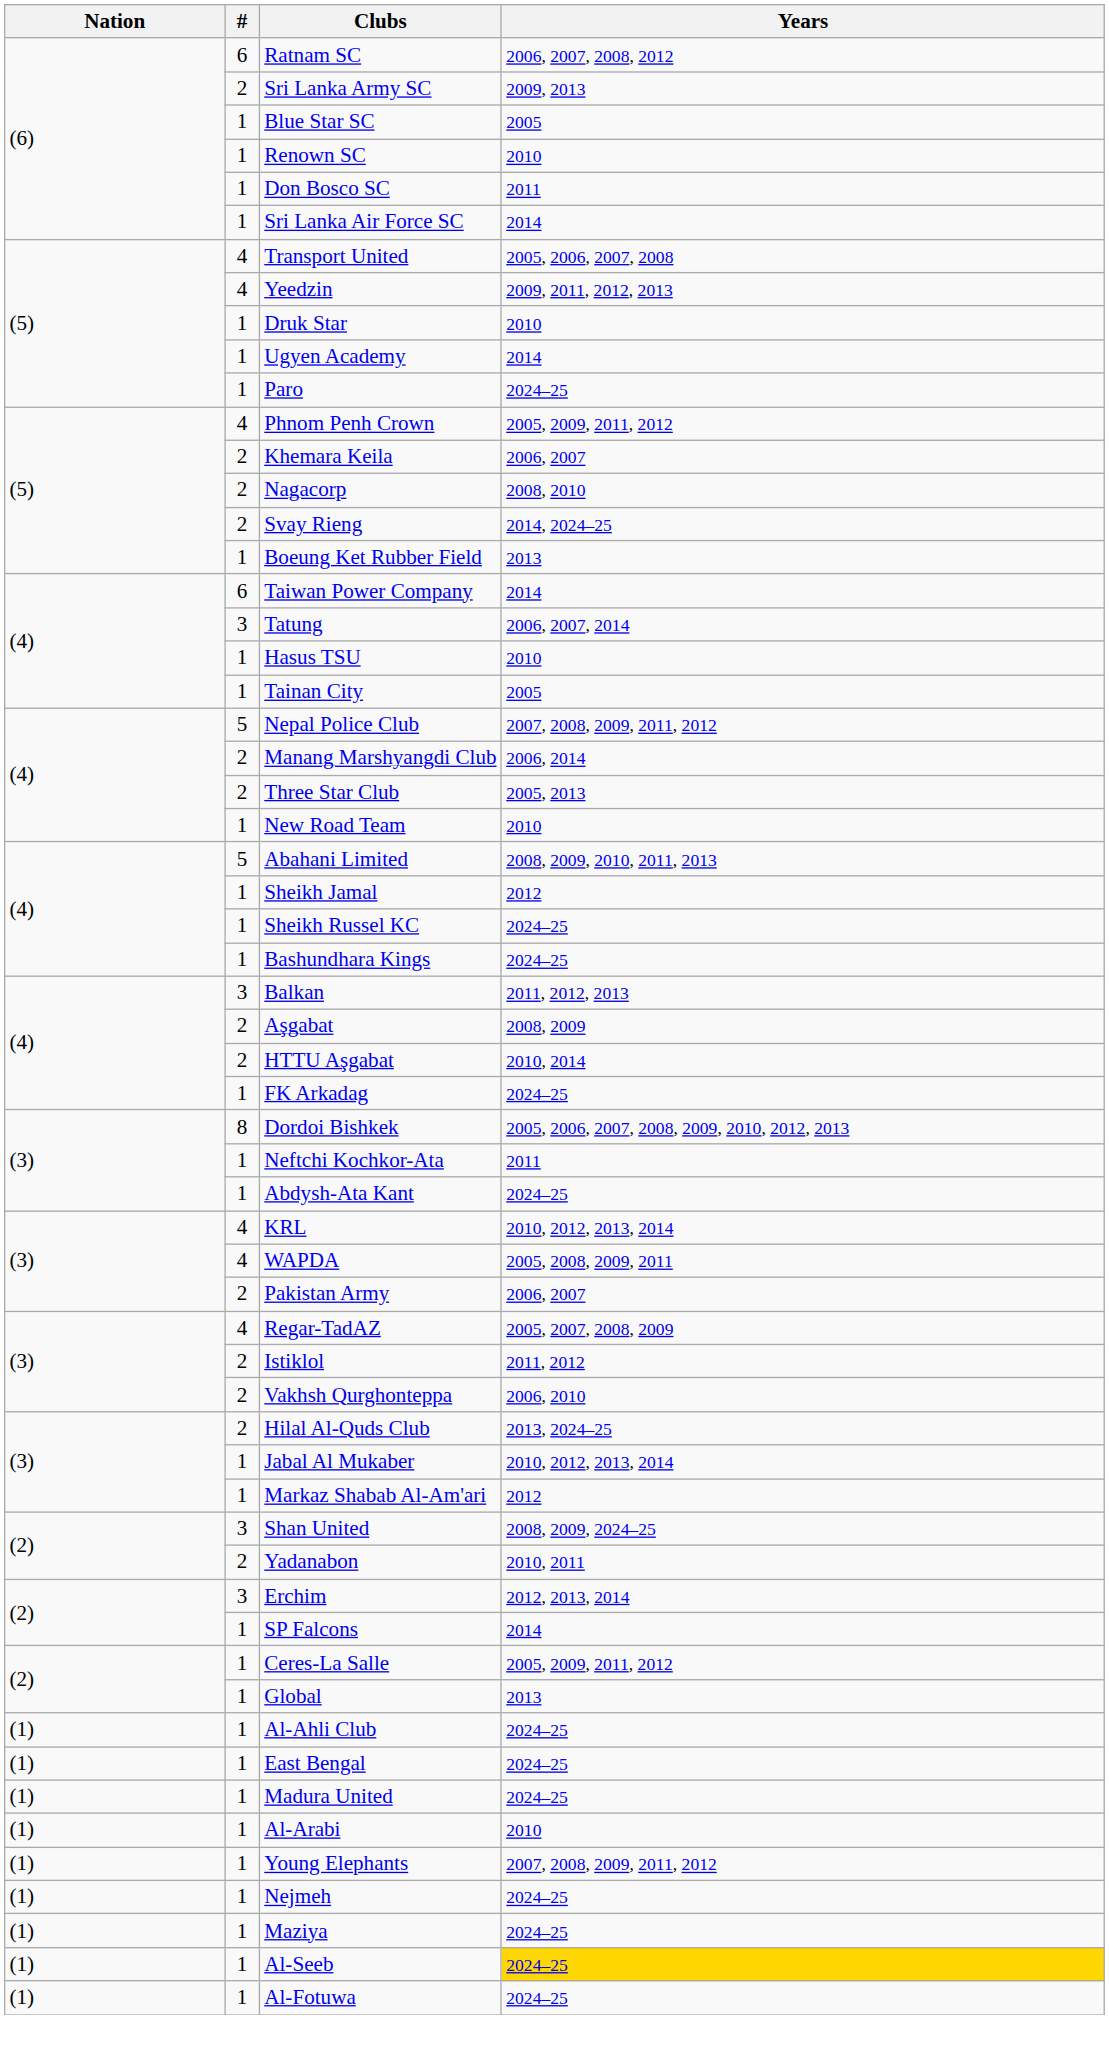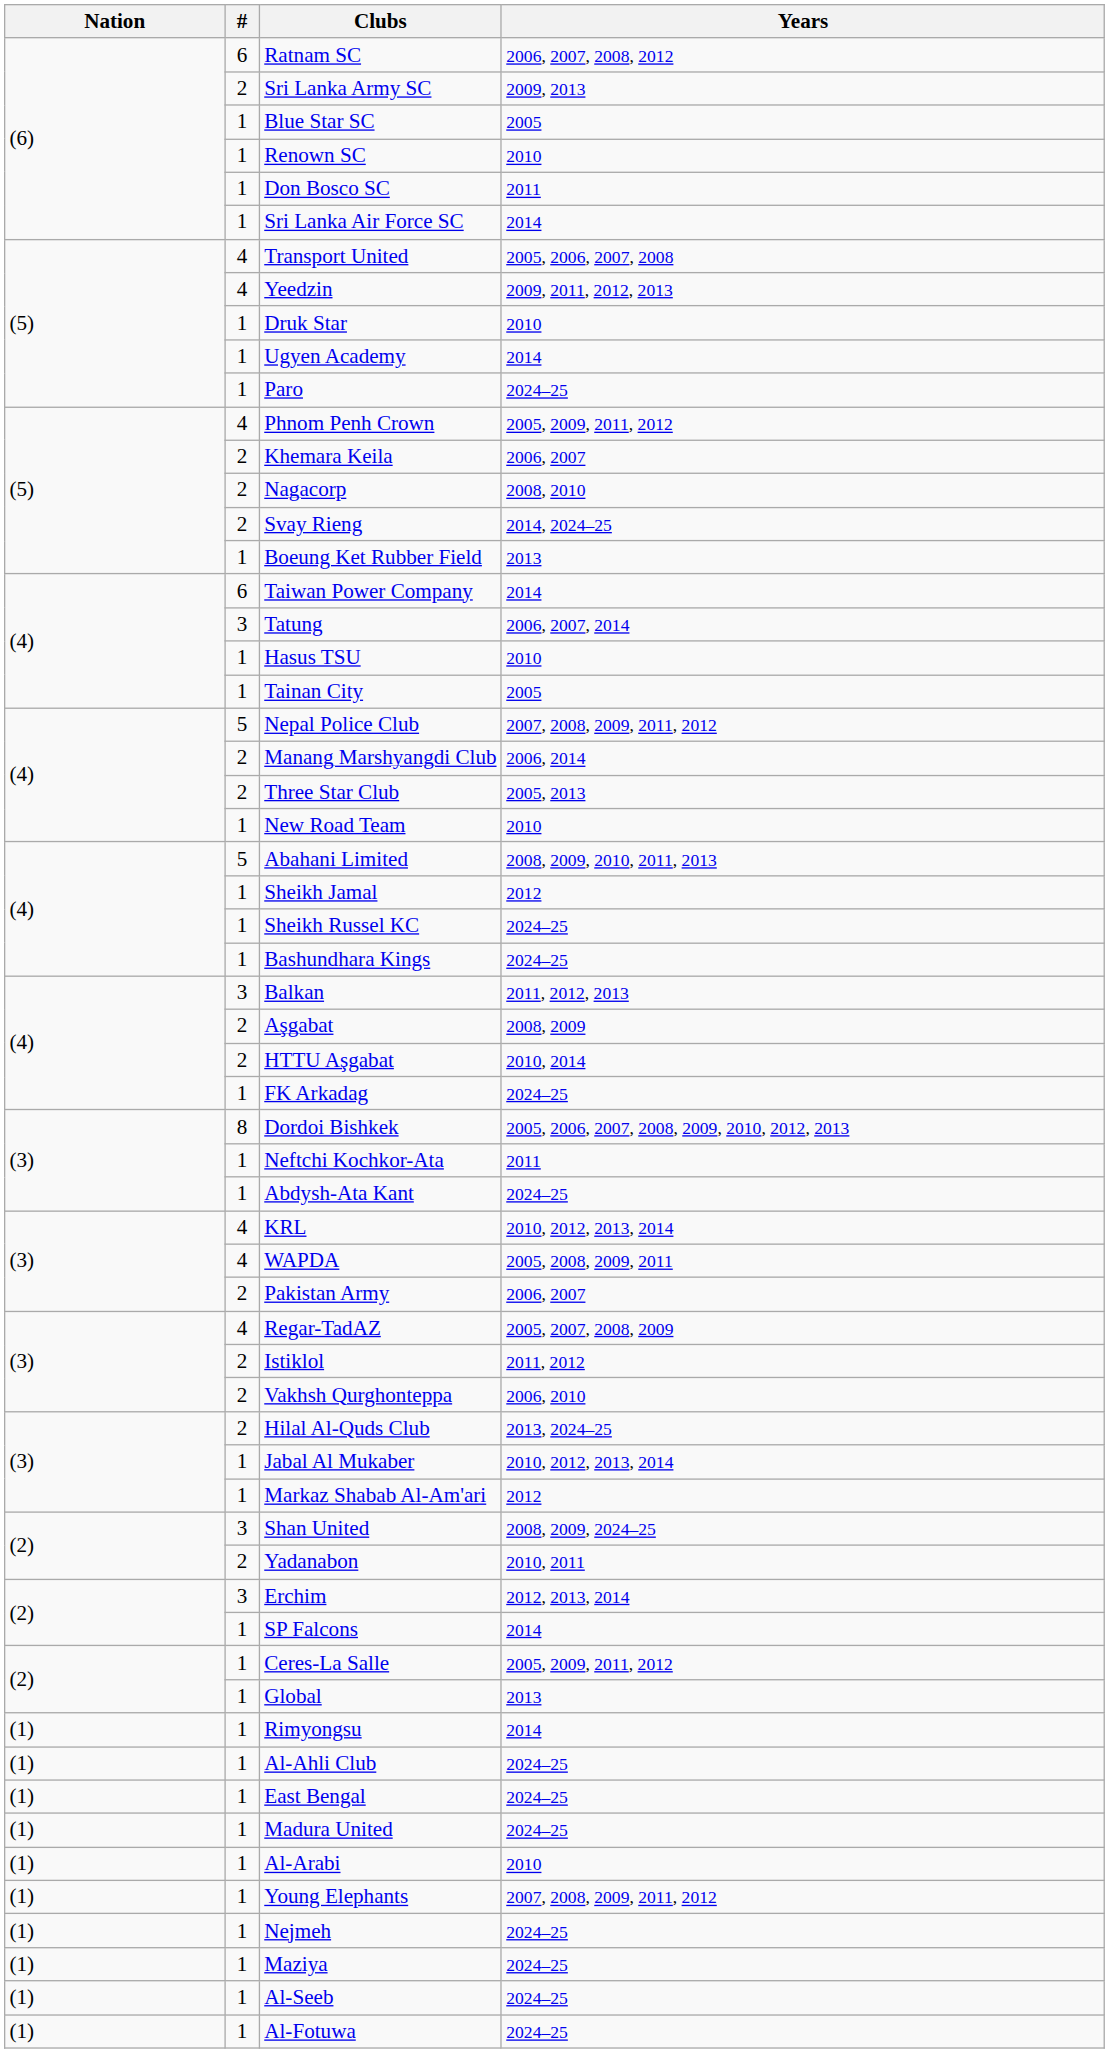+ row: (313, 1729)
(537, 1965) gold background -> (537, 1998) no background
